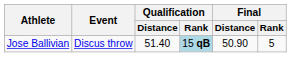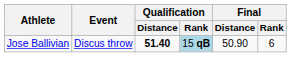(157, 44) normal -> (157, 44) bold
(272, 44) 5 -> (272, 44) 6
